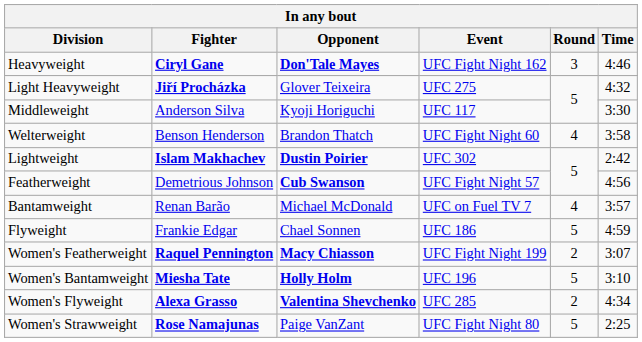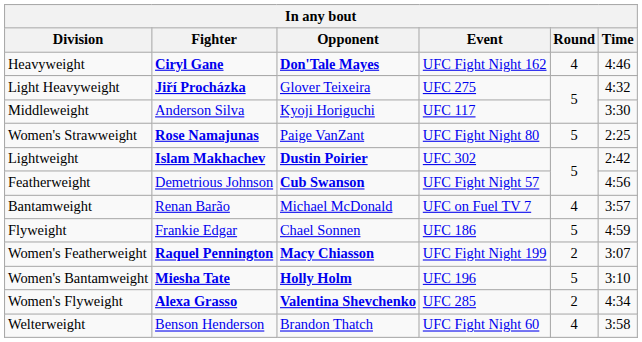(574, 63) 3 -> (574, 63) 4
rows swapped: (47, 134) <-> (72, 325)
